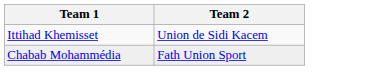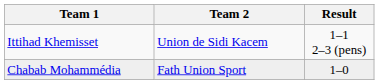+ column: (339, 14)
